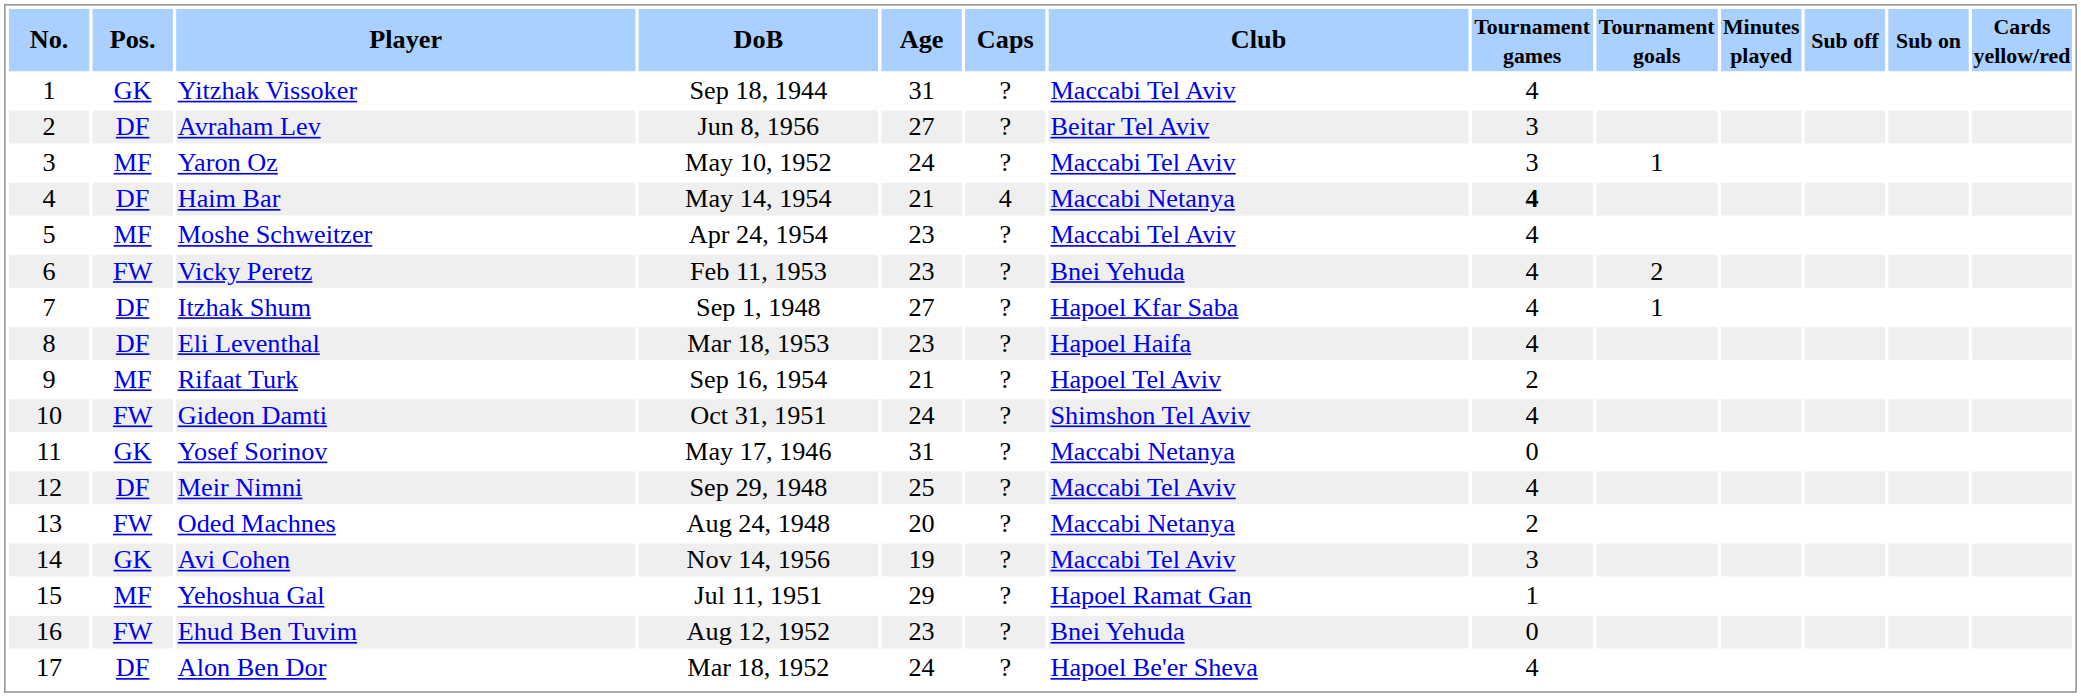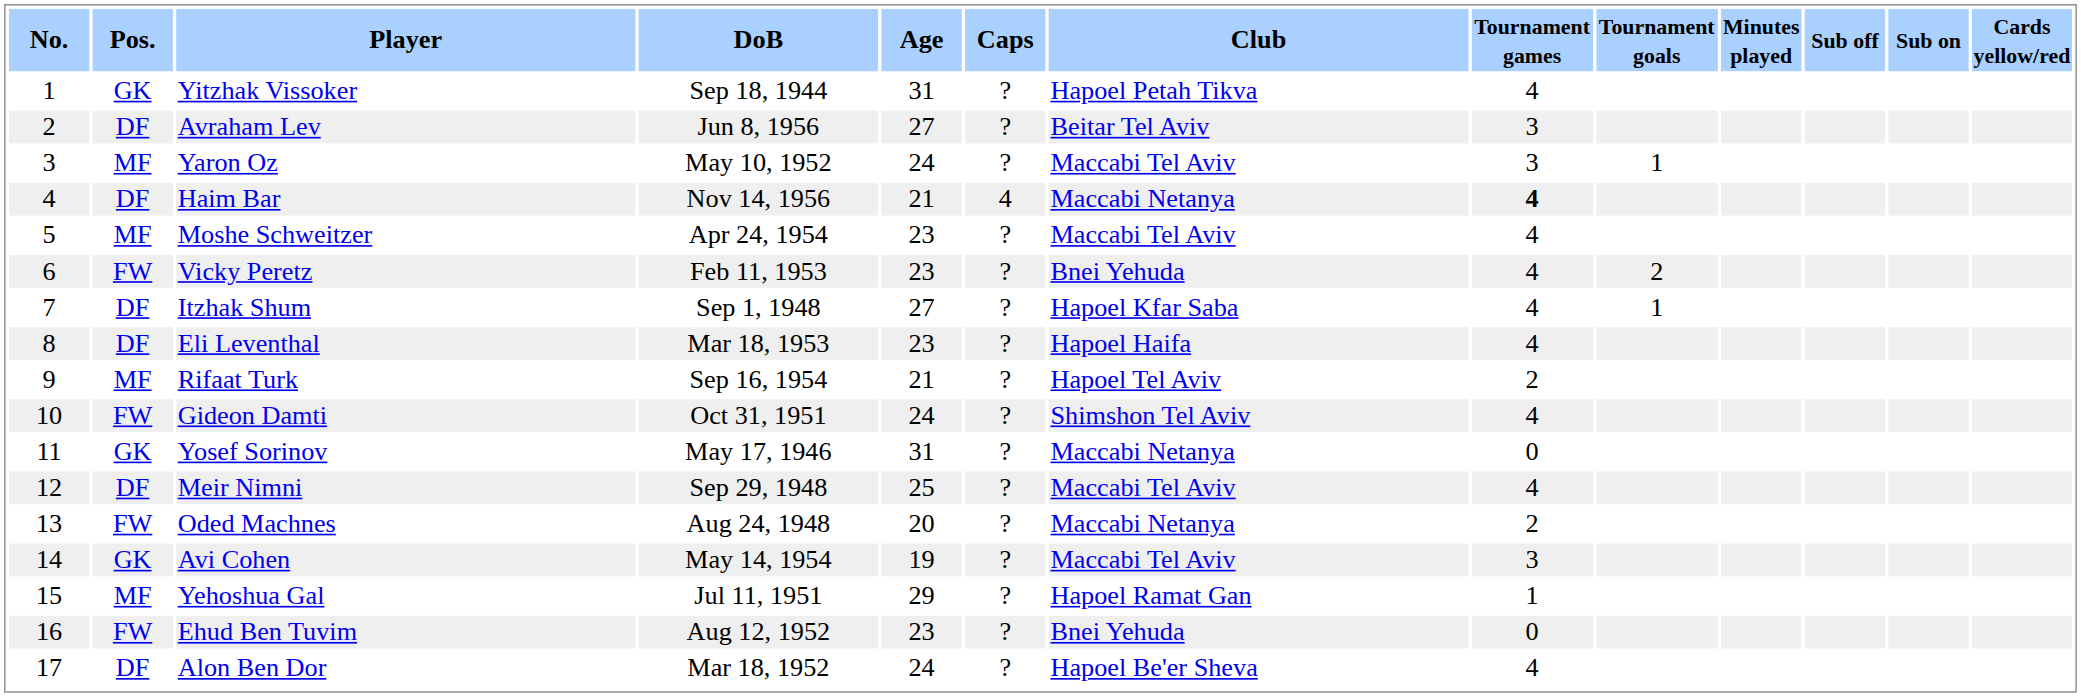(1143, 90) Maccabi Tel Aviv -> (1154, 90) Hapoel Petah Tikva
(758, 198) May 14, 1954 -> (758, 198) Nov 14, 1956
(758, 559) Nov 14, 1956 -> (758, 559) May 14, 1954
